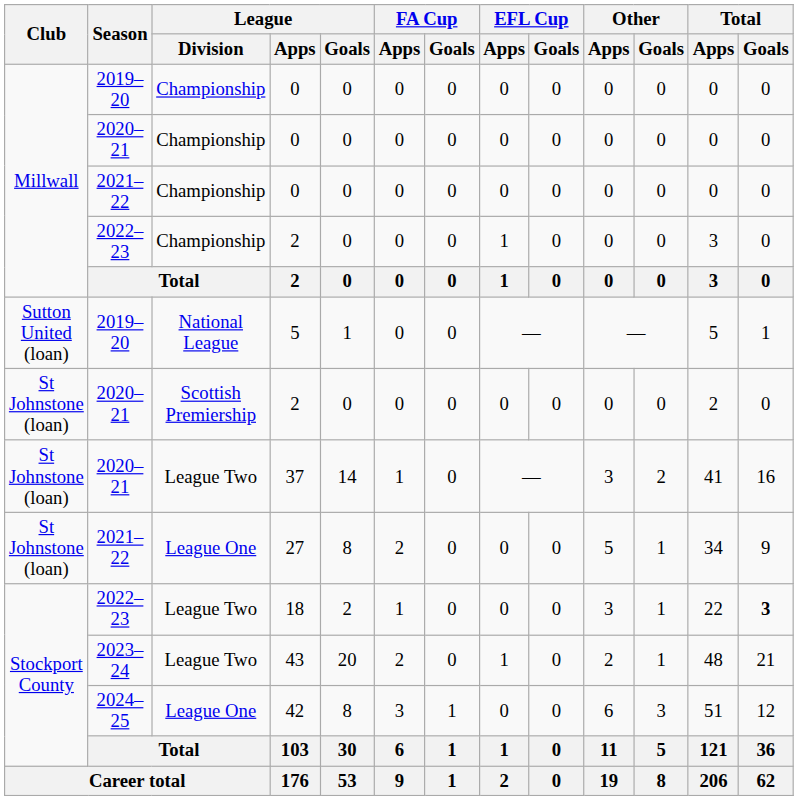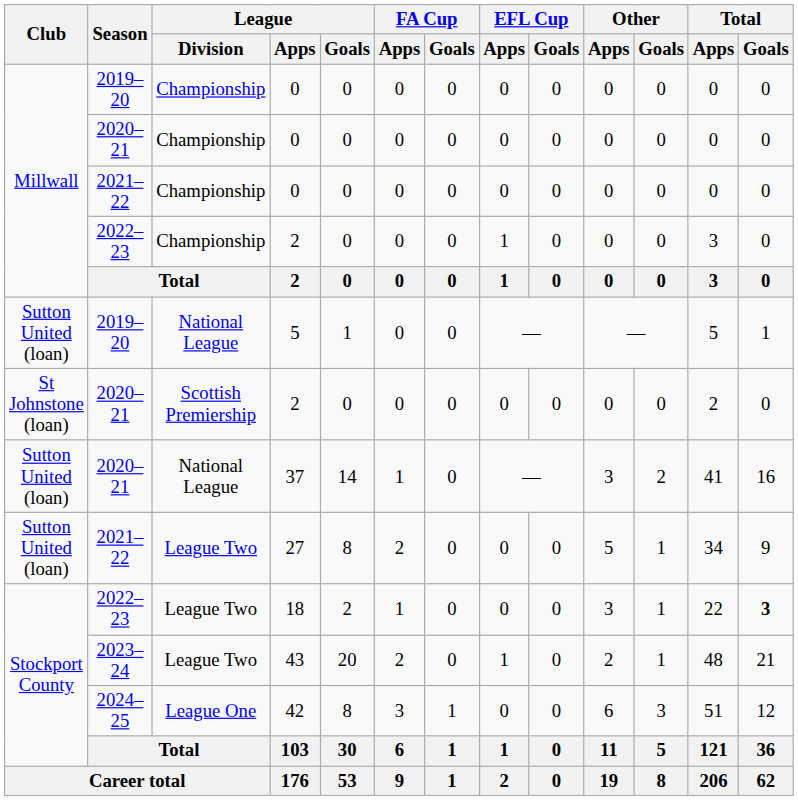(46, 476) St Johnstone (loan) -> (46, 476) Sutton United (loan)
(211, 476) League Two -> (211, 476) National League
(46, 547) St Johnstone (loan) -> (46, 547) Sutton United (loan)
(211, 547) League One -> (211, 547) League Two
